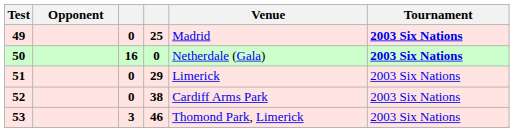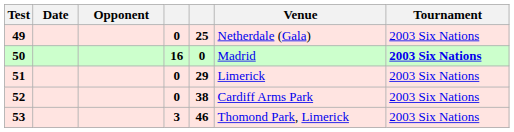+ column: (56, 14)
(191, 35) Madrid -> (264, 35) Netherdale (Gala)
(416, 35) bold -> (434, 35) normal
(219, 55) Netherdale (Gala) -> (237, 55) Madrid
